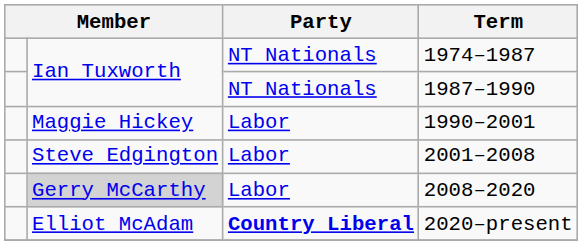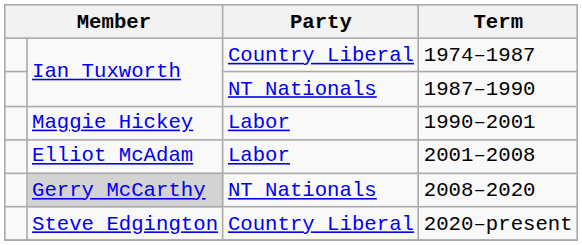(302, 55) NT Nationals -> (321, 55) Country Liberal
(125, 156) Steve Edgington -> (113, 156) Elliot McAdam
(259, 190) Labor -> (302, 190) NT Nationals
(113, 224) Elliot McAdam -> (125, 224) Steve Edgington
(321, 224) bold -> (321, 224) normal
